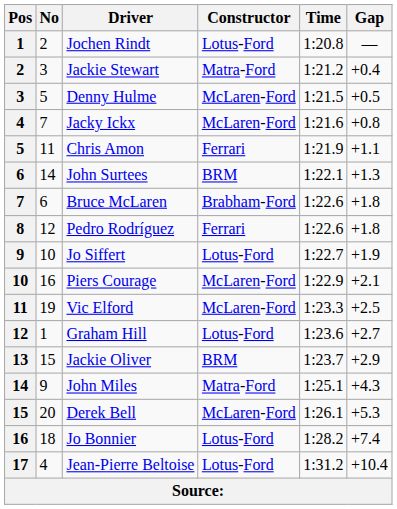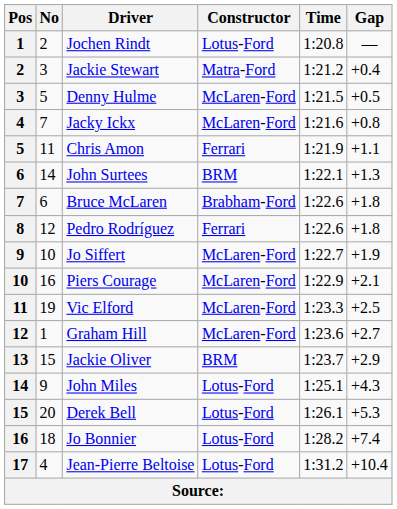(238, 254) Lotus-Ford -> (249, 254) McLaren-Ford
(238, 333) Lotus-Ford -> (249, 333) McLaren-Ford
(239, 386) Matra-Ford -> (238, 386) Lotus-Ford
(249, 412) McLaren-Ford -> (238, 412) Lotus-Ford
